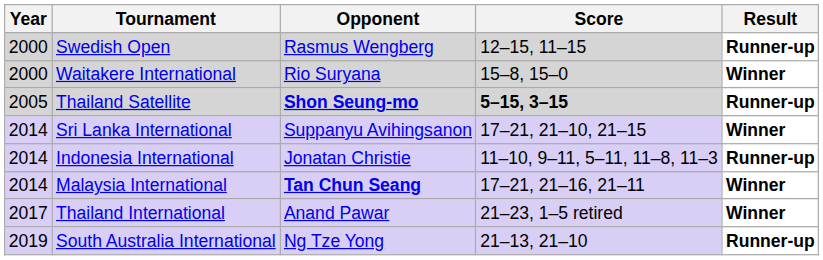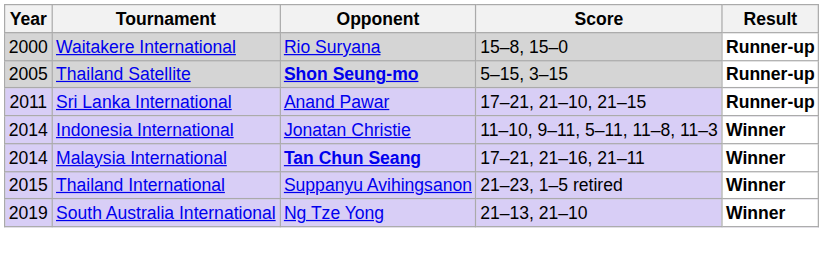- row: (113, 47)
(756, 74) Winner -> (770, 47) Runner-up
(524, 102) bold -> (524, 74) normal
(28, 130) 2014 -> (28, 102) 2011
(378, 130) Suppanyu Avihingsanon -> (337, 102) Anand Pawar
(756, 130) Winner -> (770, 102) Runner-up
(770, 158) Runner-up -> (756, 130) Winner
(28, 213) 2017 -> (28, 185) 2015
(337, 213) Anand Pawar -> (378, 185) Suppanyu Avihingsanon
(770, 241) Runner-up -> (756, 213) Winner
